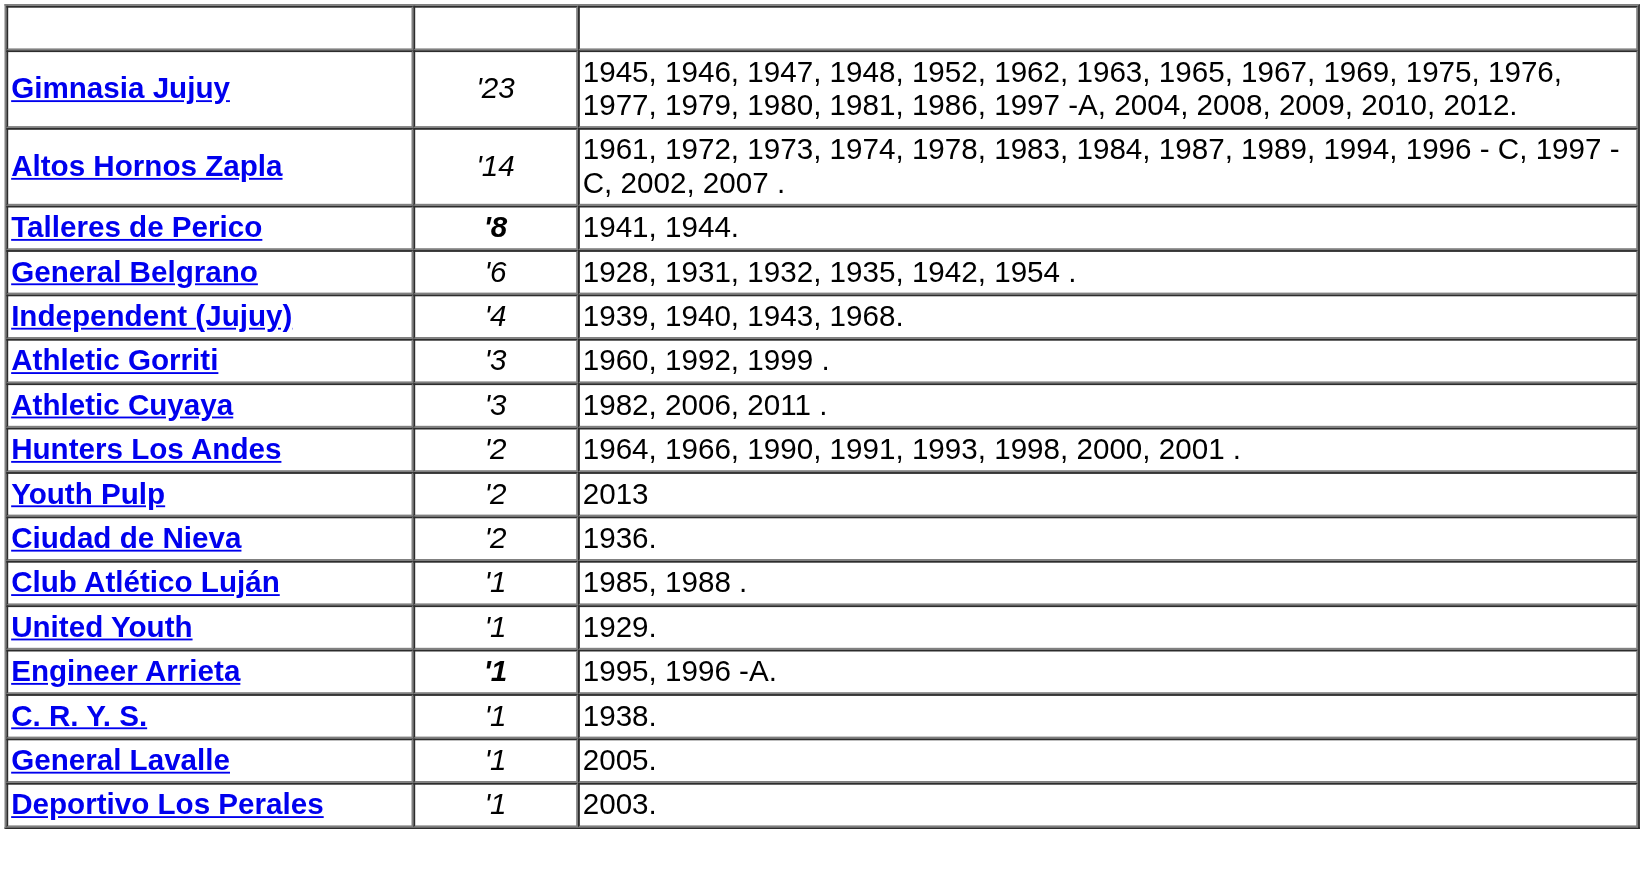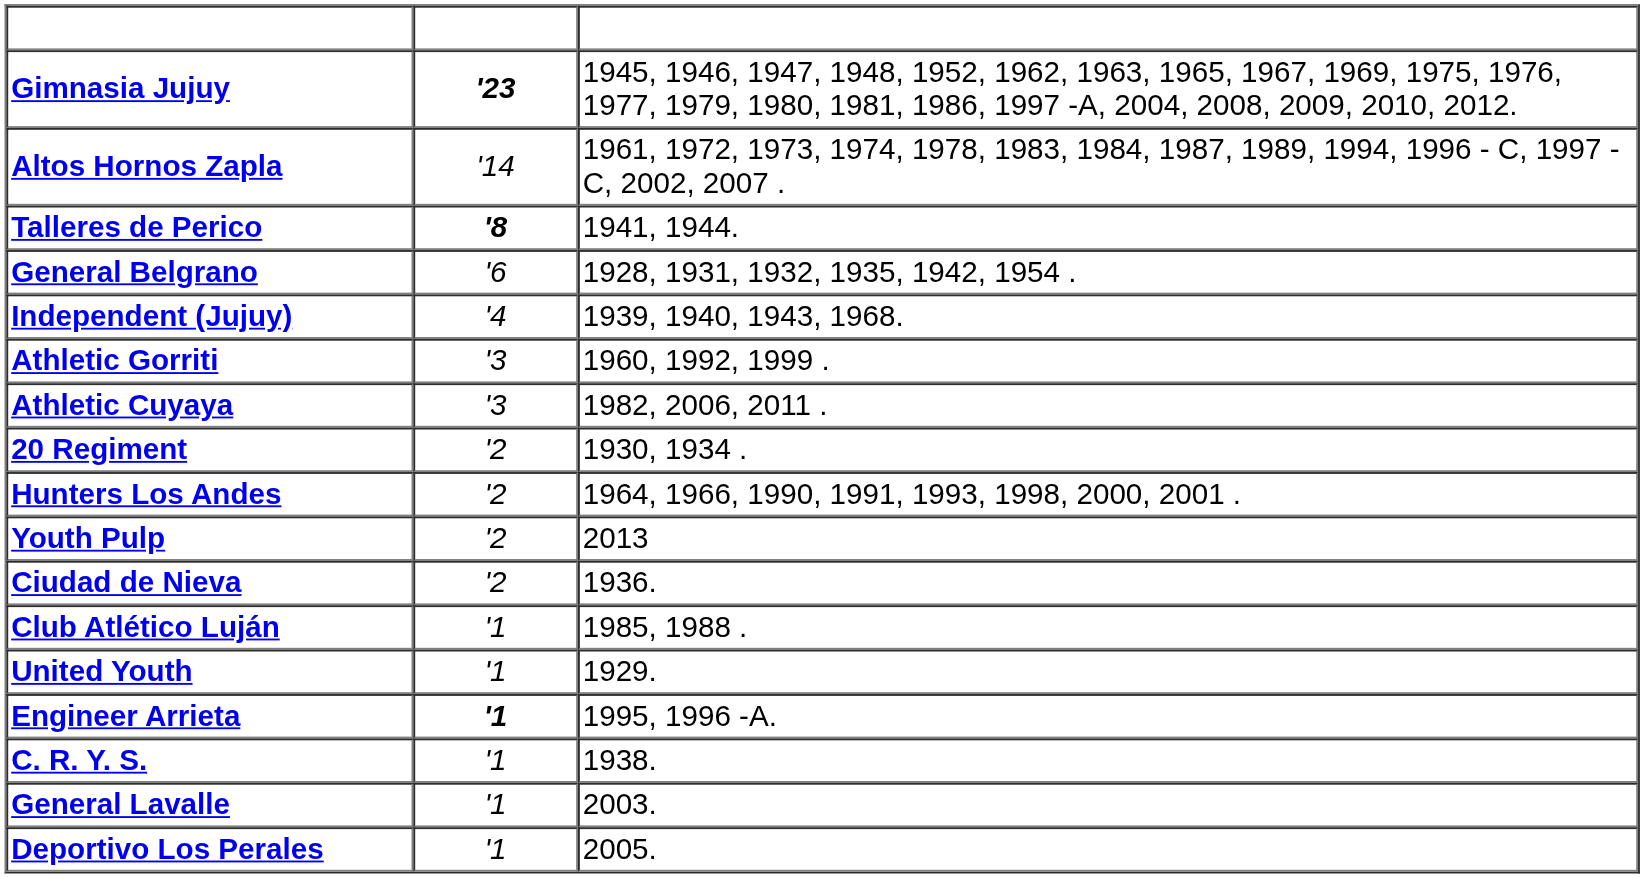(496, 88) normal -> (496, 88) bold
+ row: (99, 449)
(620, 760) 2005. -> (620, 804) 2003.
(620, 804) 2003. -> (620, 849) 2005.
